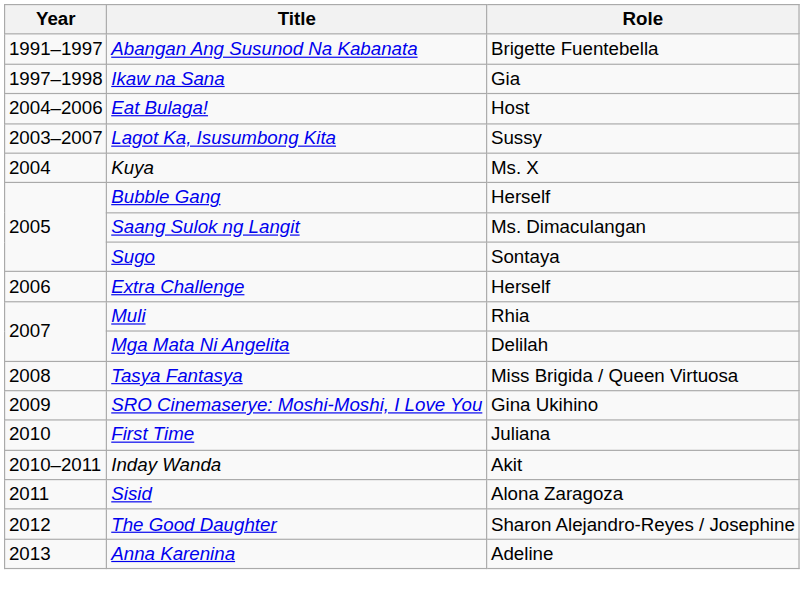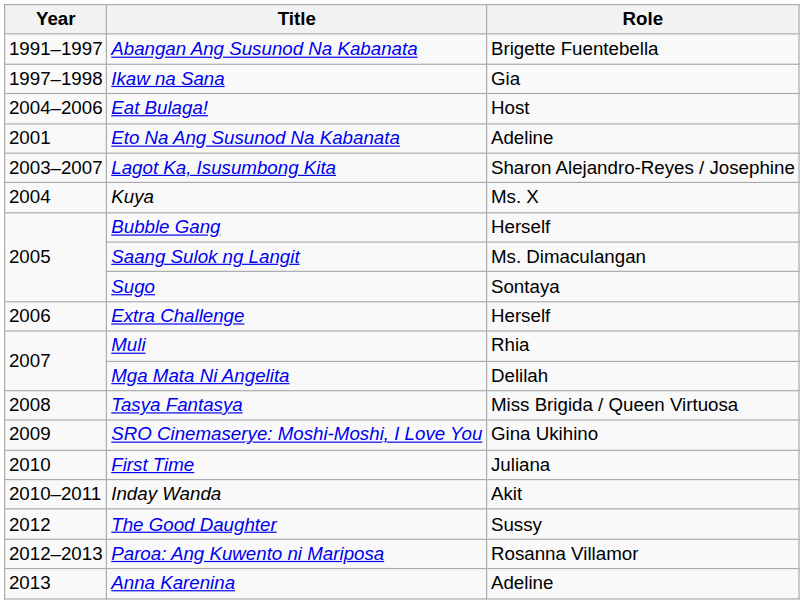+ row: (256, 138)
(516, 138) Sussy -> (643, 167) Sharon Alejandro-Reyes / Josephine
- row: (132, 494)
(643, 524) Sharon Alejandro-Reyes / Josephine -> (516, 524) Sussy
+ row: (248, 553)
